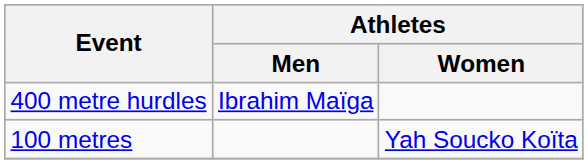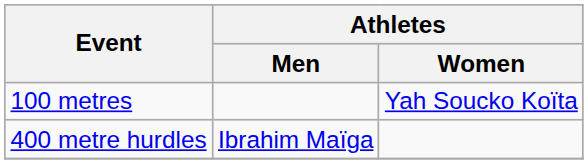rows swapped: (71, 140) <-> (109, 101)
